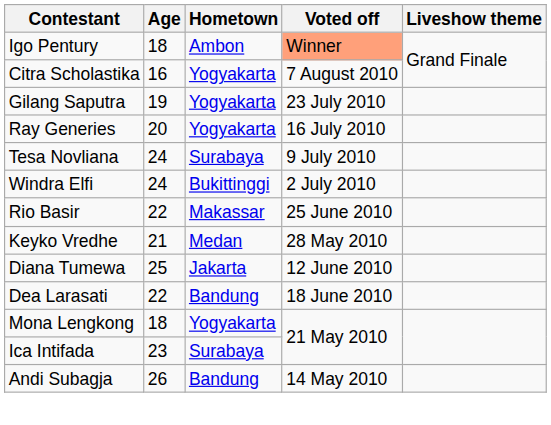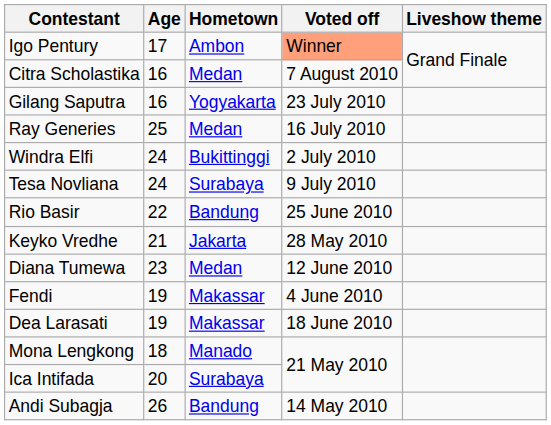(158, 46) 18 -> (158, 46) 17
(232, 74) Yogyakarta -> (216, 74) Medan
(158, 102) 19 -> (158, 102) 16
(158, 129) 20 -> (158, 129) 25
(232, 129) Yogyakarta -> (216, 129) Medan
rows swapped: (63, 157) <-> (51, 185)
(227, 212) Makassar -> (224, 212) Bandung
(216, 240) Medan -> (218, 240) Jakarta
(158, 268) 25 -> (158, 268) 23
(218, 268) Jakarta -> (216, 268) Medan
+ row: (30, 295)
(158, 295) 22 -> (158, 323) 19
(224, 295) Bandung -> (227, 323) Makassar
(232, 323) Yogyakarta -> (220, 351) Manado
(158, 351) 23 -> (158, 378) 20
